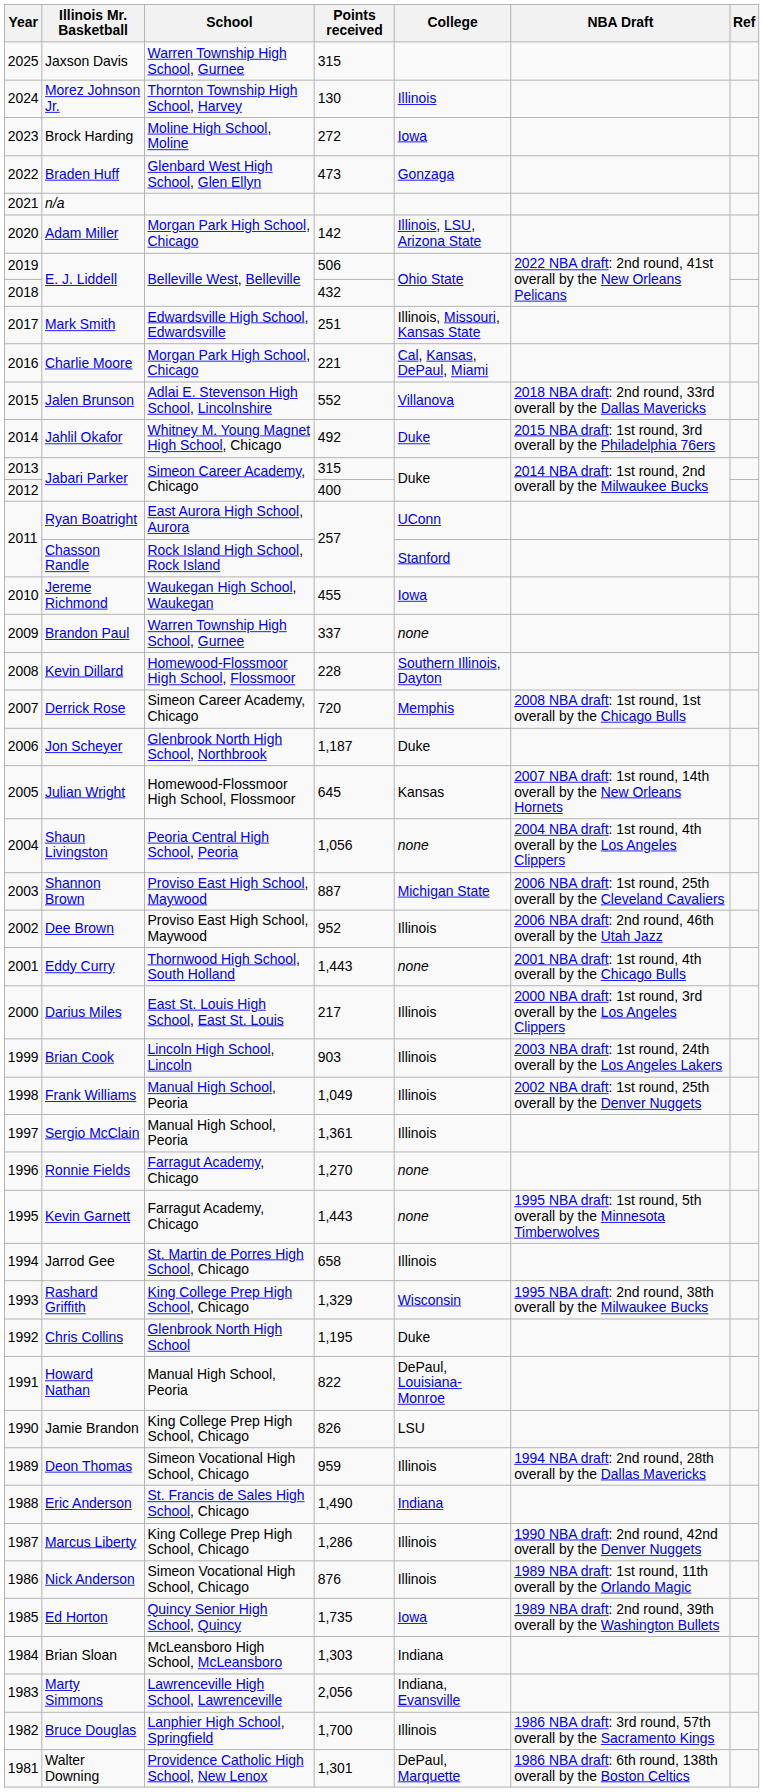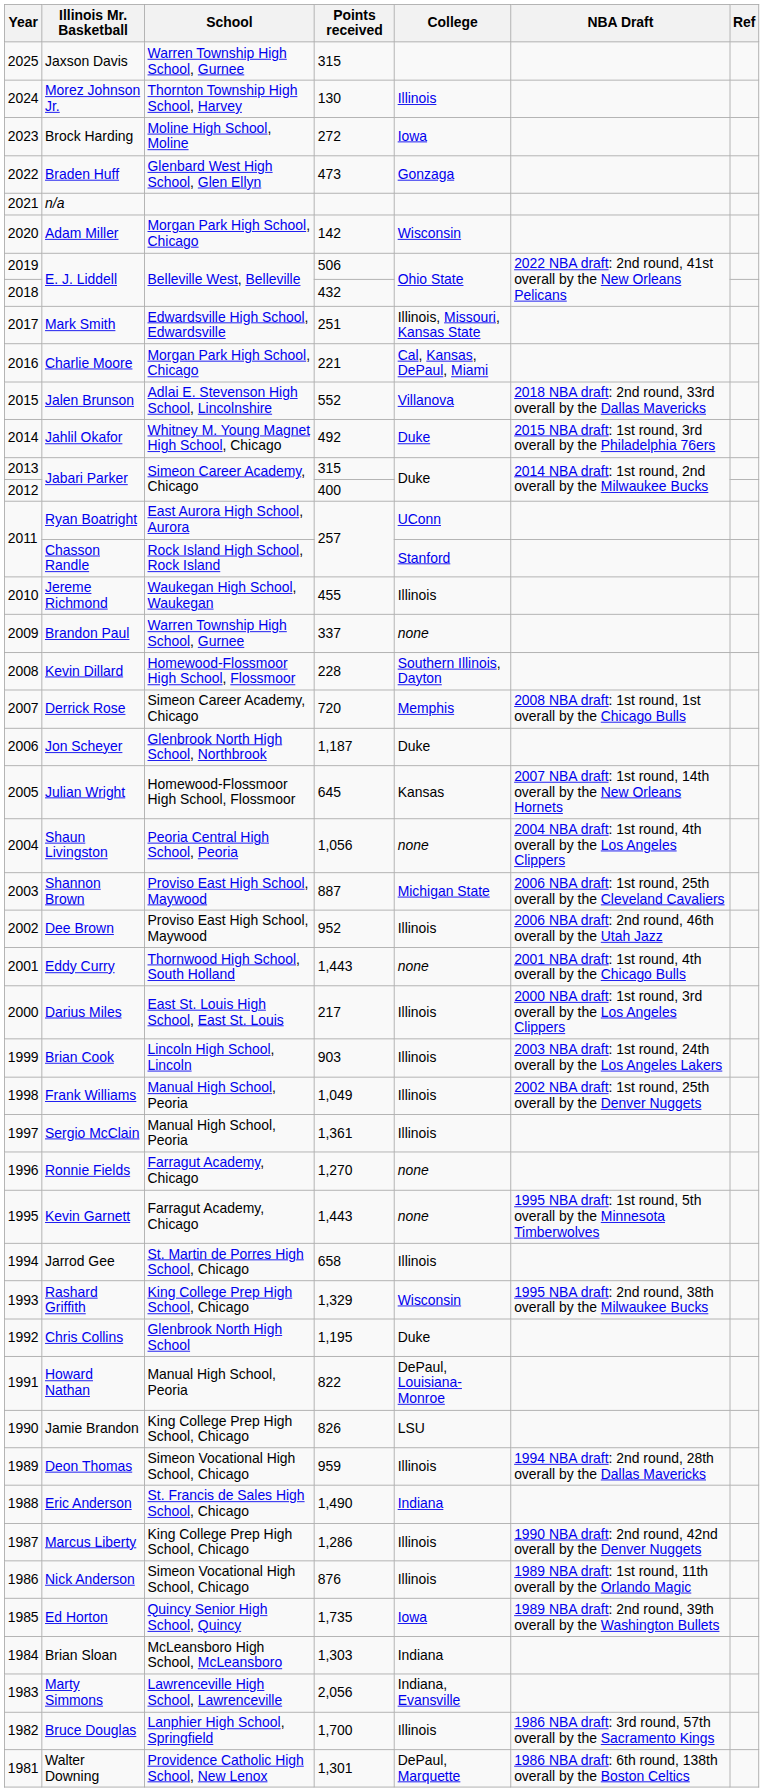(439, 234) Illinois, LSU, Arizona State -> (429, 234) Wisconsin
(412, 595) Iowa -> (417, 595) Illinois
